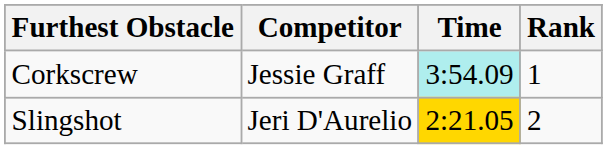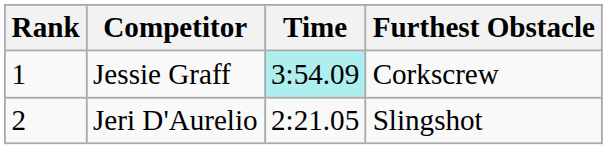columns swapped: (561, 27) <-> (123, 27)
(470, 119) gold background -> (315, 119) no background
